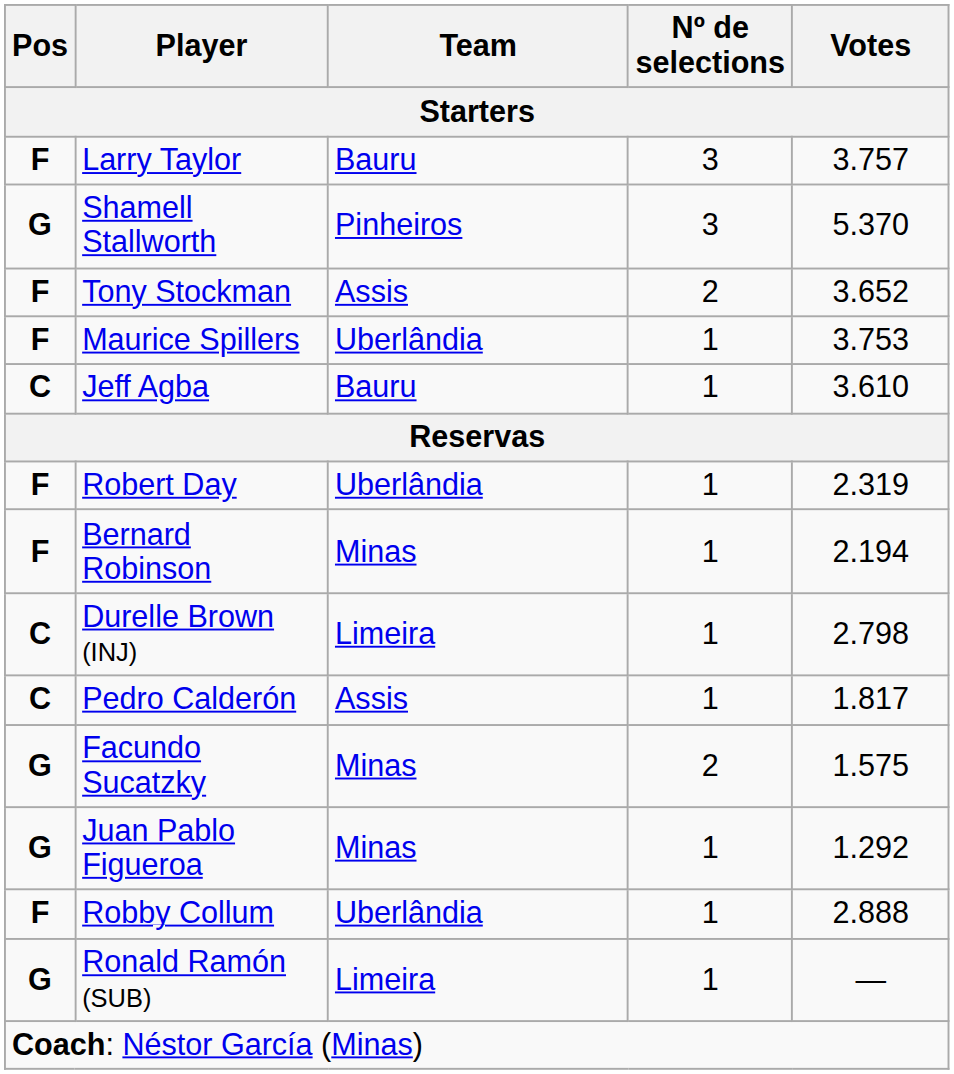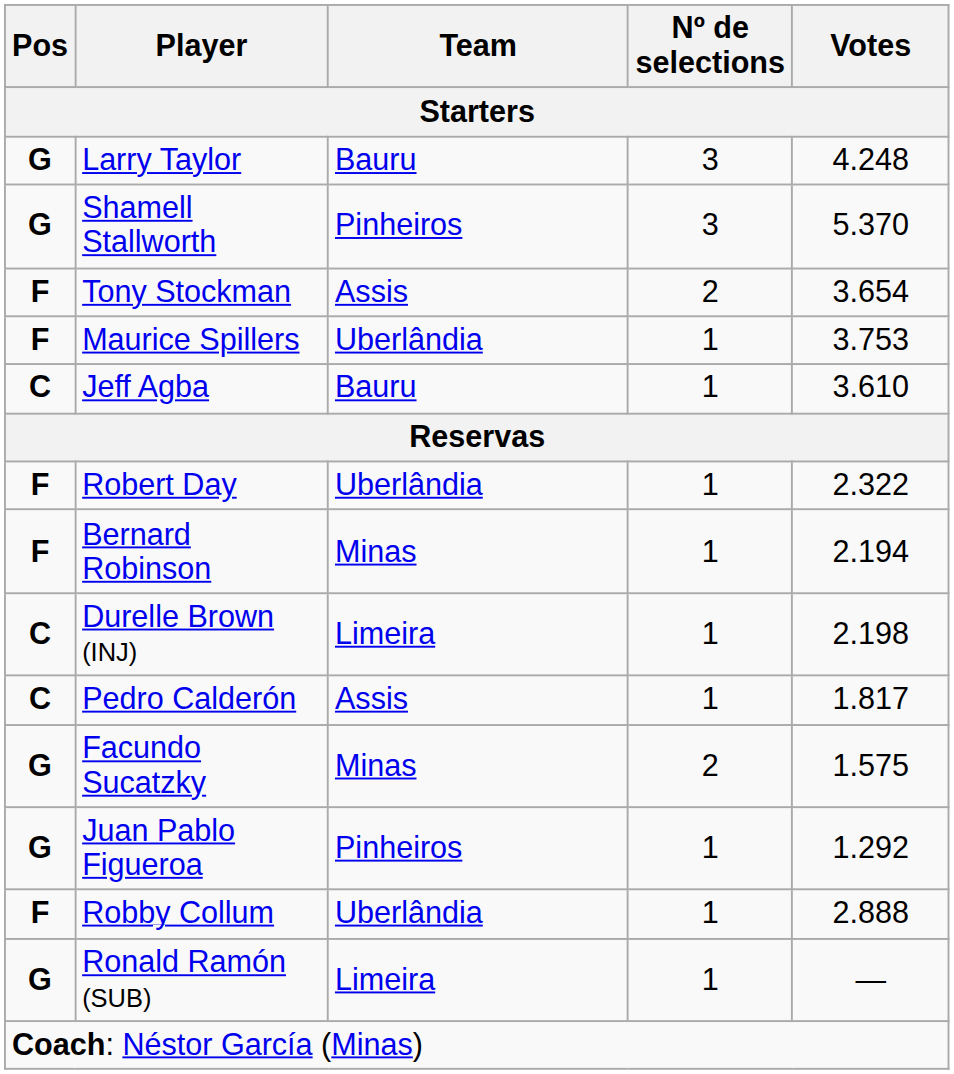(40, 160) F -> (40, 160) G
(871, 160) 3.757 -> (871, 160) 4.248
(871, 291) 3.652 -> (871, 291) 3.654
(871, 485) 2.319 -> (871, 485) 2.322
(871, 633) 2.798 -> (871, 633) 2.198
(376, 847) Minas -> (399, 847) Pinheiros
